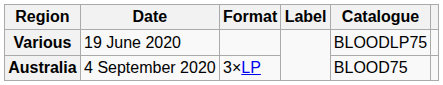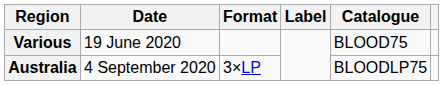(381, 42) BLOODLP75 -> (371, 42) BLOOD75
(371, 67) BLOOD75 -> (381, 67) BLOODLP75
